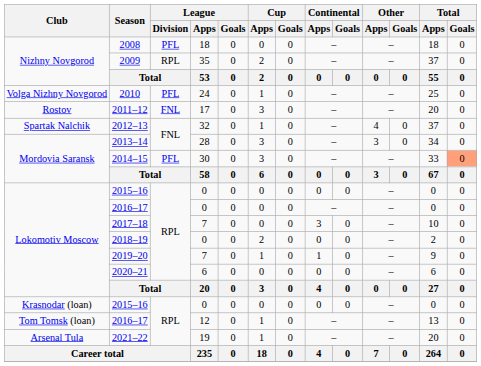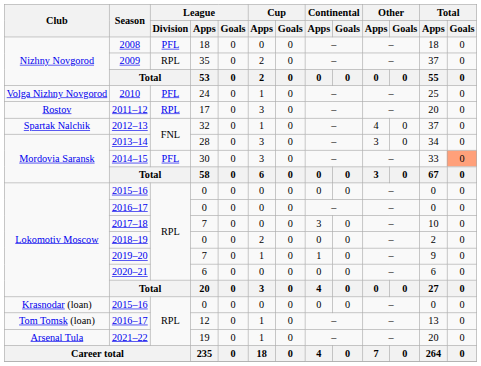(170, 110) FNL -> (170, 110) RPL
